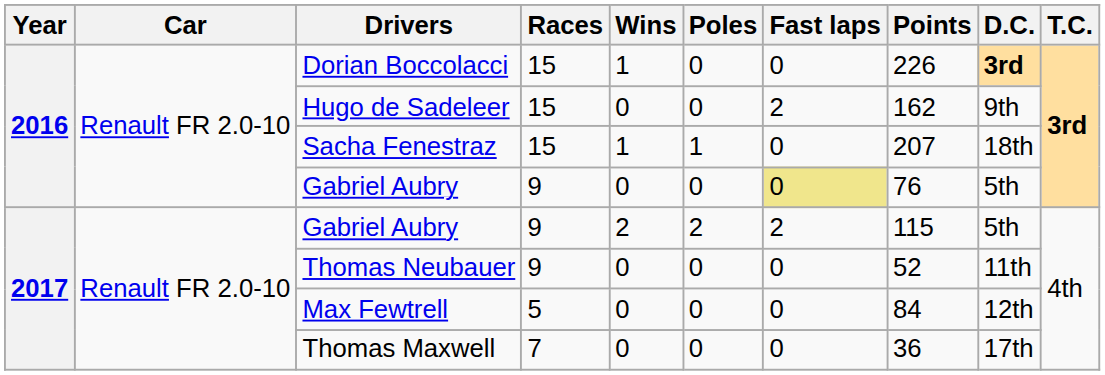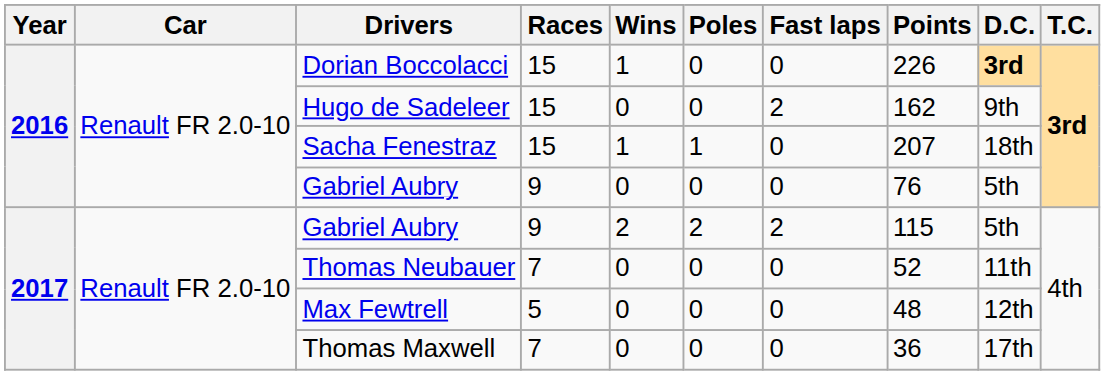(777, 187) khaki background -> (777, 187) no background
(535, 268) 9 -> (535, 268) 7
(907, 308) 84 -> (907, 308) 48
